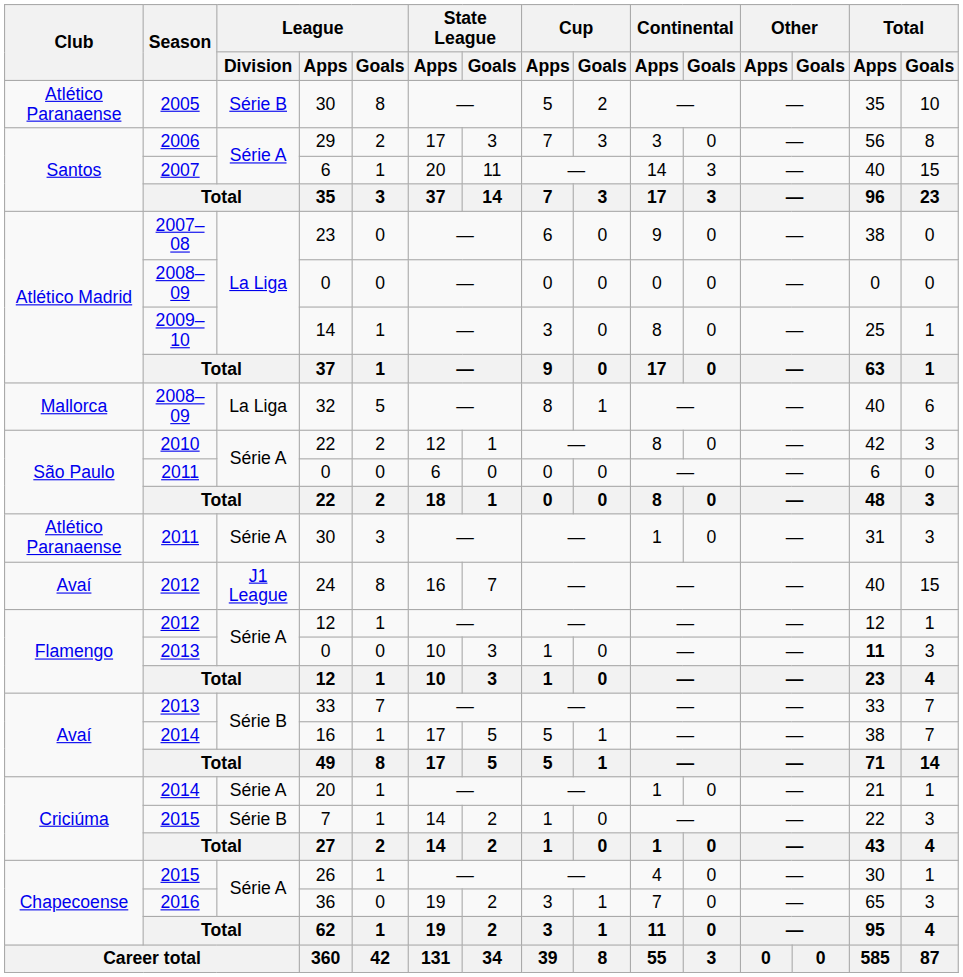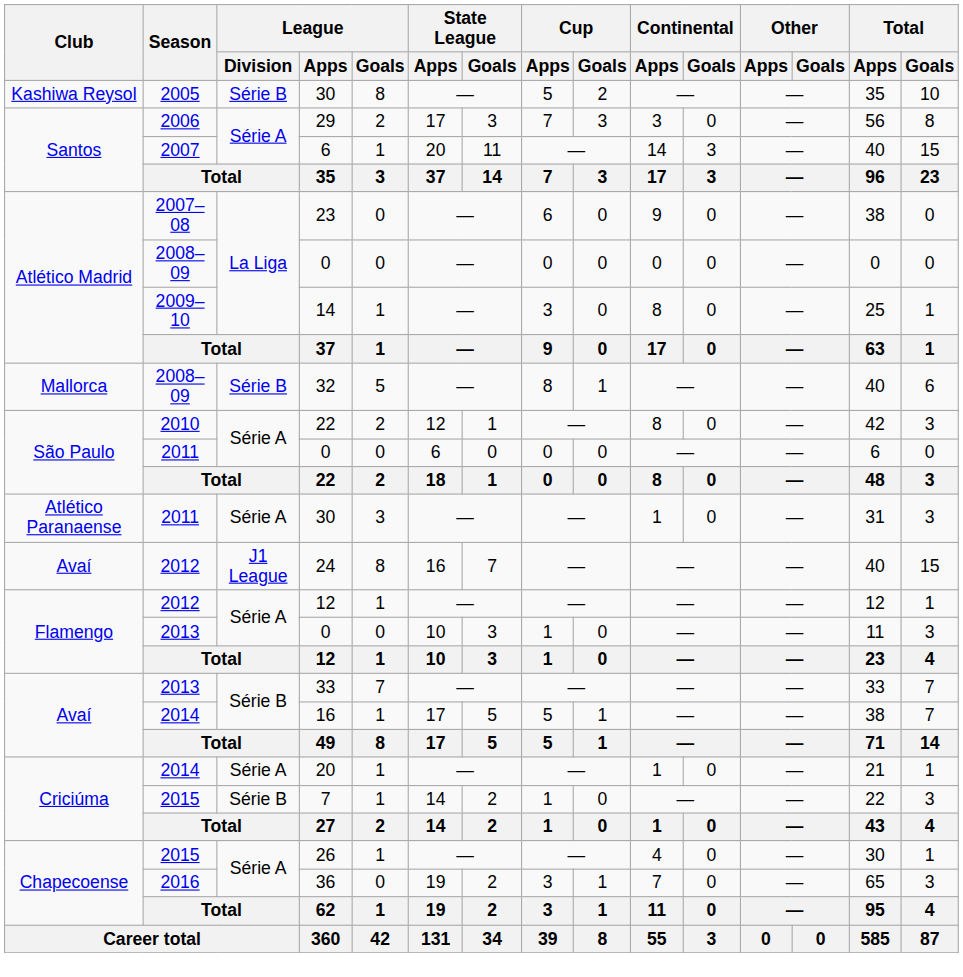(74, 103) Atlético Paranaense -> (74, 94) Kashiwa Reysol
(258, 406) La Liga -> (258, 386) Série B
(875, 651) bold -> (875, 631) normal
